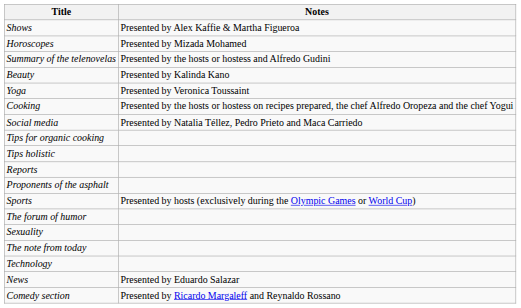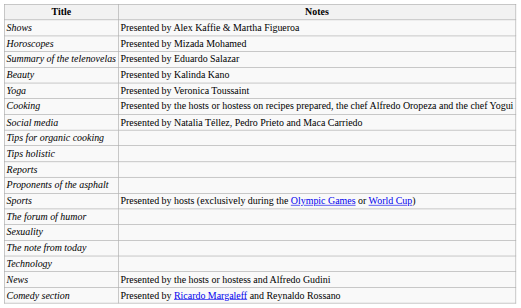(226, 59) Presented by the hosts or hostess and Alfredo Gudini -> (180, 59) Presented by Eduardo Salazar
(180, 279) Presented by Eduardo Salazar -> (226, 279) Presented by the hosts or hostess and Alfredo Gudini
